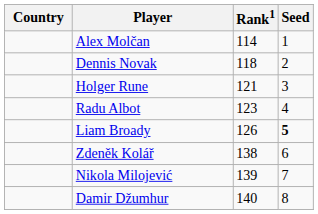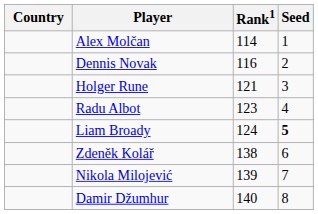(247, 64) 118 -> (247, 64) 116
(247, 131) 126 -> (247, 131) 124
